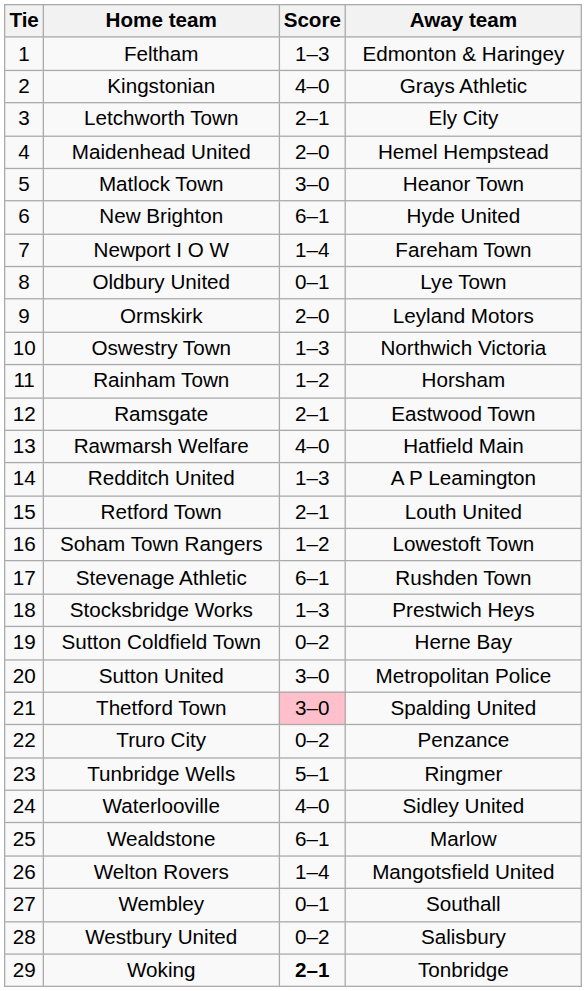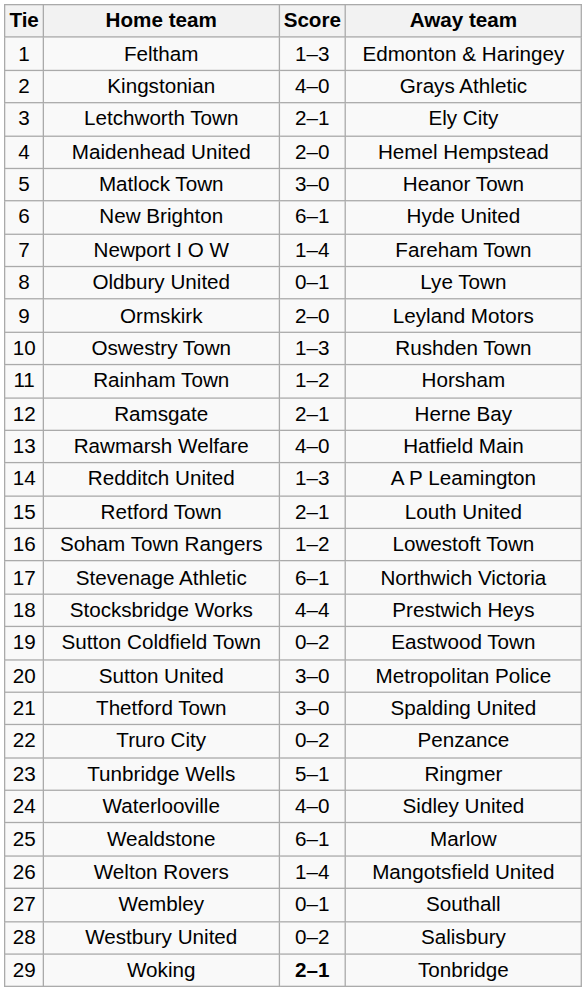(463, 348) Northwich Victoria -> (463, 348) Rushden Town
(463, 413) Eastwood Town -> (463, 413) Herne Bay
(463, 577) Rushden Town -> (463, 577) Northwich Victoria
(312, 610) 1–3 -> (312, 610) 4–4
(463, 642) Herne Bay -> (463, 642) Eastwood Town
(312, 708) pink background -> (312, 708) no background
